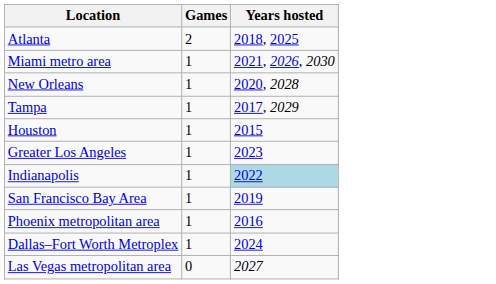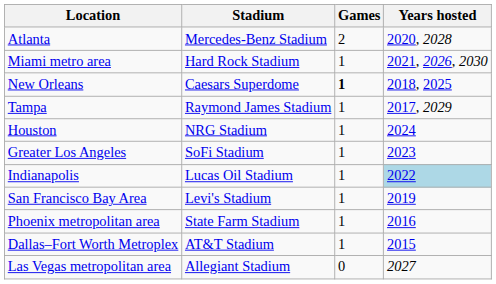+ column: (258, 15)
(266, 38) 2018, 2025 -> (419, 38) 2020, 2028
(189, 84) normal -> (342, 84) bold
(266, 84) 2020, 2028 -> (419, 84) 2018, 2025
(248, 130) 2015 -> (401, 130) 2024
(248, 244) 2024 -> (401, 244) 2015
